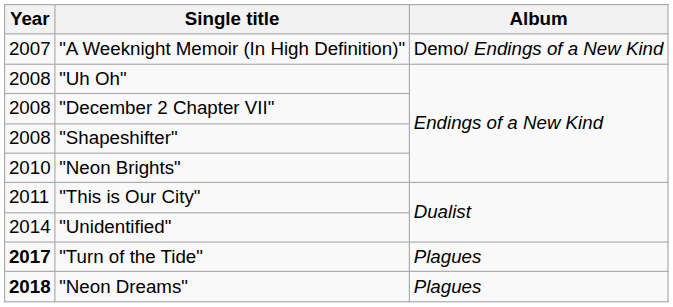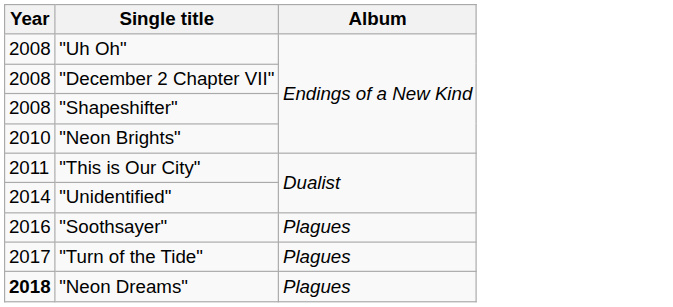- row: (232, 49)
+ row: (113, 227)
(30, 256) bold -> (30, 256) normal
